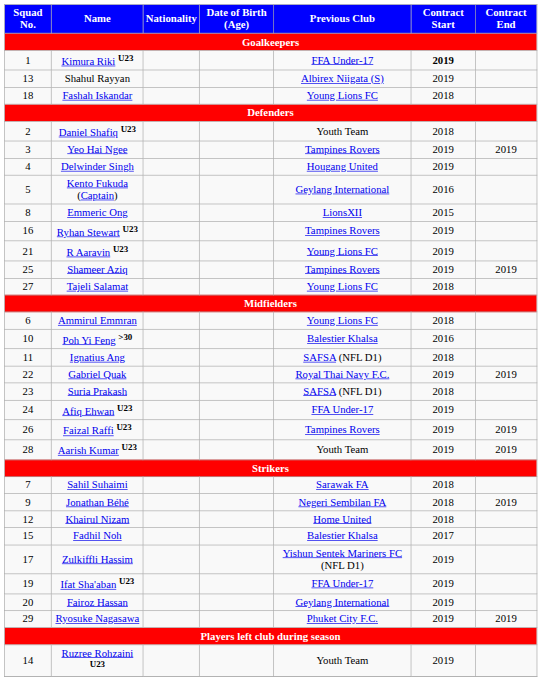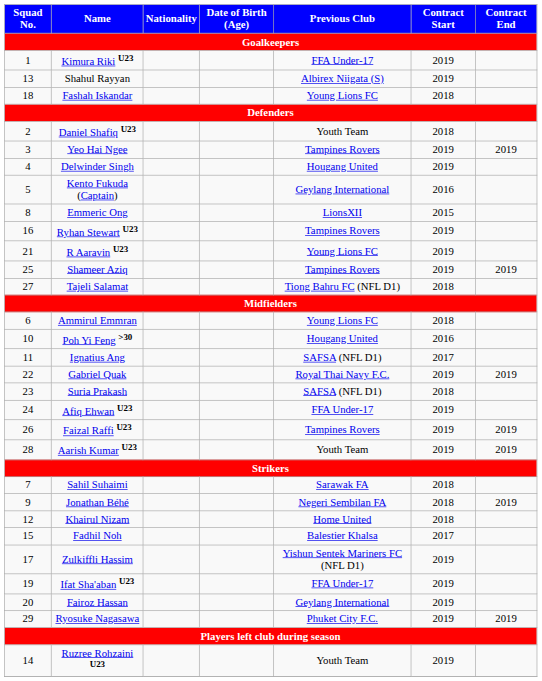(443, 60) bold -> (443, 60) normal
(342, 286) Young Lions FC -> (342, 286) Tiong Bahru FC (NFL D1)
(342, 339) Balestier Khalsa -> (342, 339) Hougang United
(443, 357) 2018 -> (443, 357) 2017
